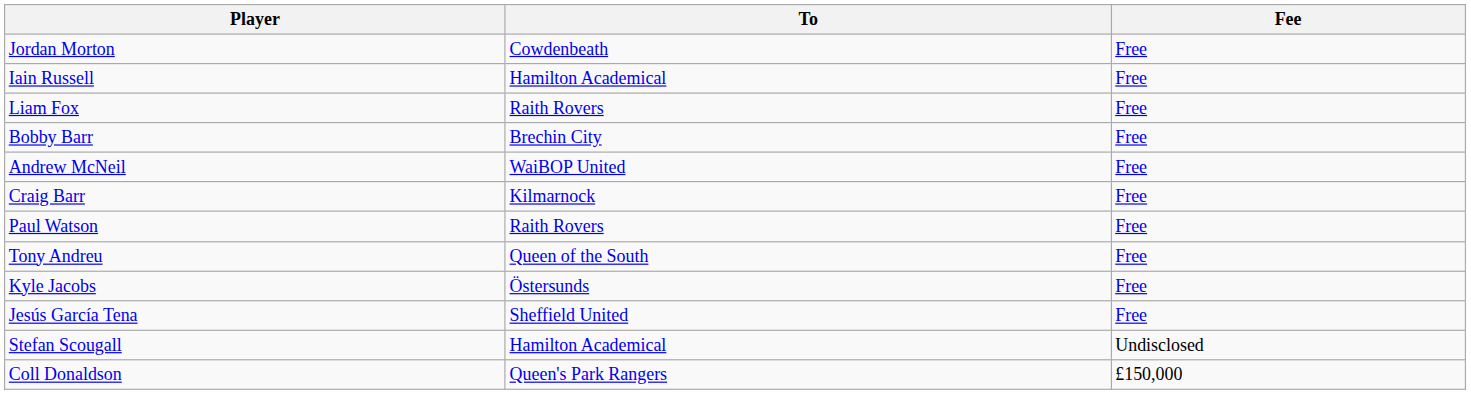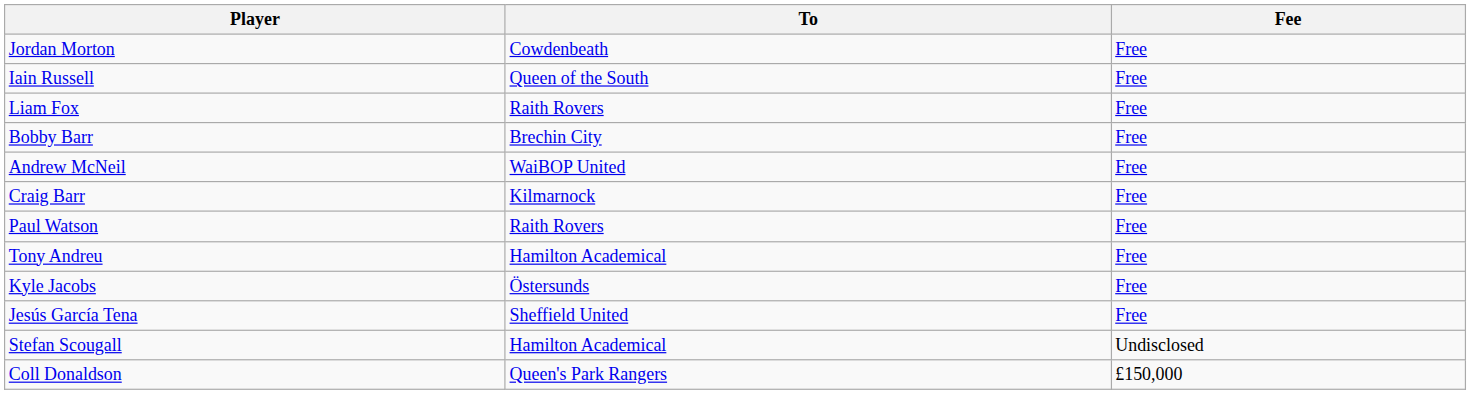(588, 78) Hamilton Academical -> (579, 78) Queen of the South
(579, 256) Queen of the South -> (588, 256) Hamilton Academical
